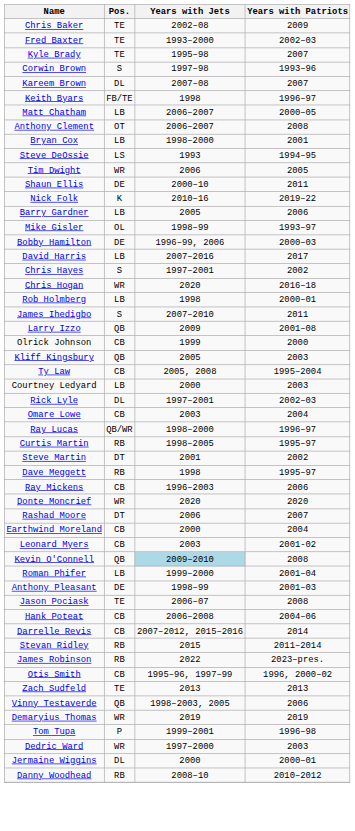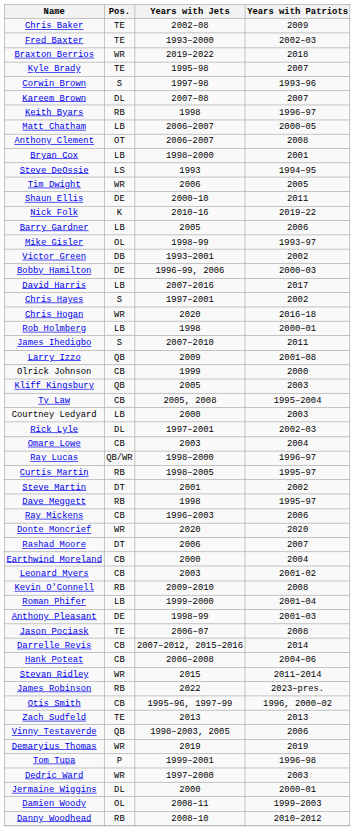+ row: (54, 55)
(119, 98) FB/TE -> (119, 112) RB
+ row: (54, 256)
(119, 559) QB -> (119, 588) RB
(190, 559) lightblue background -> (190, 588) no background
rows swapped: (54, 617) <-> (54, 631)
(119, 645) RB -> (119, 674) WR
+ row: (54, 804)
